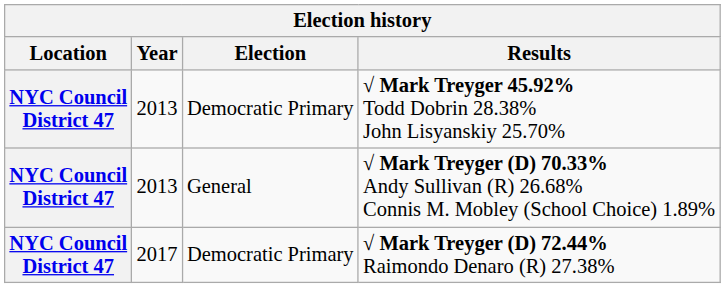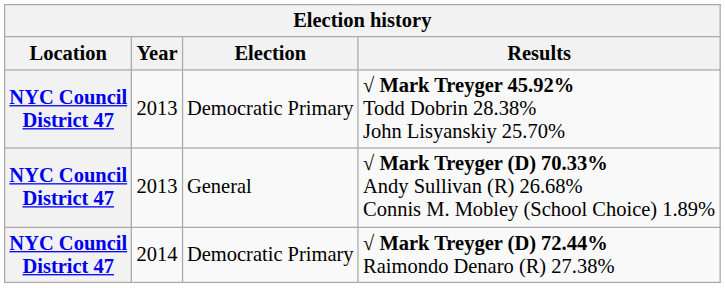(157, 254) 2017 -> (157, 254) 2014
